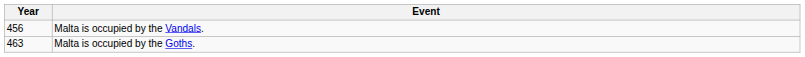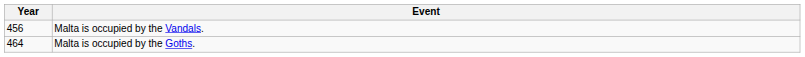(15, 44) 463 -> (15, 44) 464
